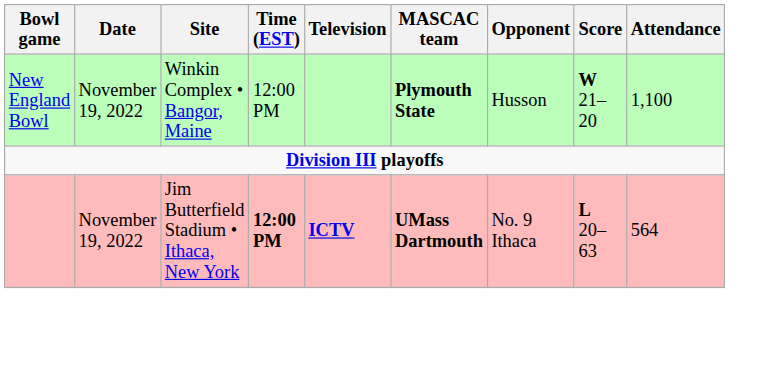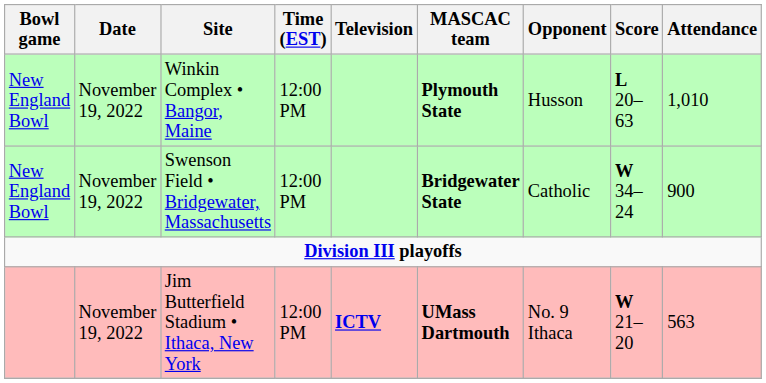(592, 100) W 21–20 -> (629, 100) L 20–63
(651, 100) 1,100 -> (688, 100) 1,010
+ row: (218, 191)
(274, 230) bold -> (300, 322) normal
(592, 230) L 20–63 -> (629, 322) W 21–20
(644, 230) 564 -> (681, 322) 563
